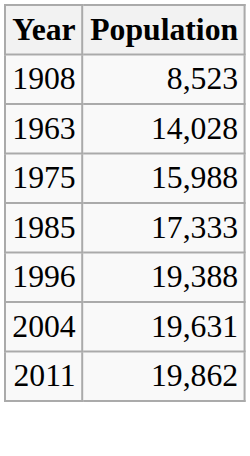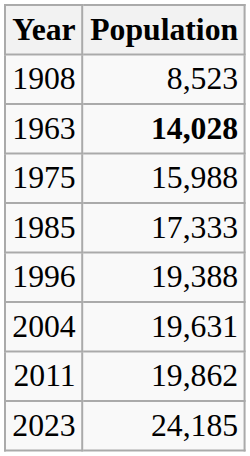(195, 128) normal -> (195, 128) bold
+ row: (44, 425)
